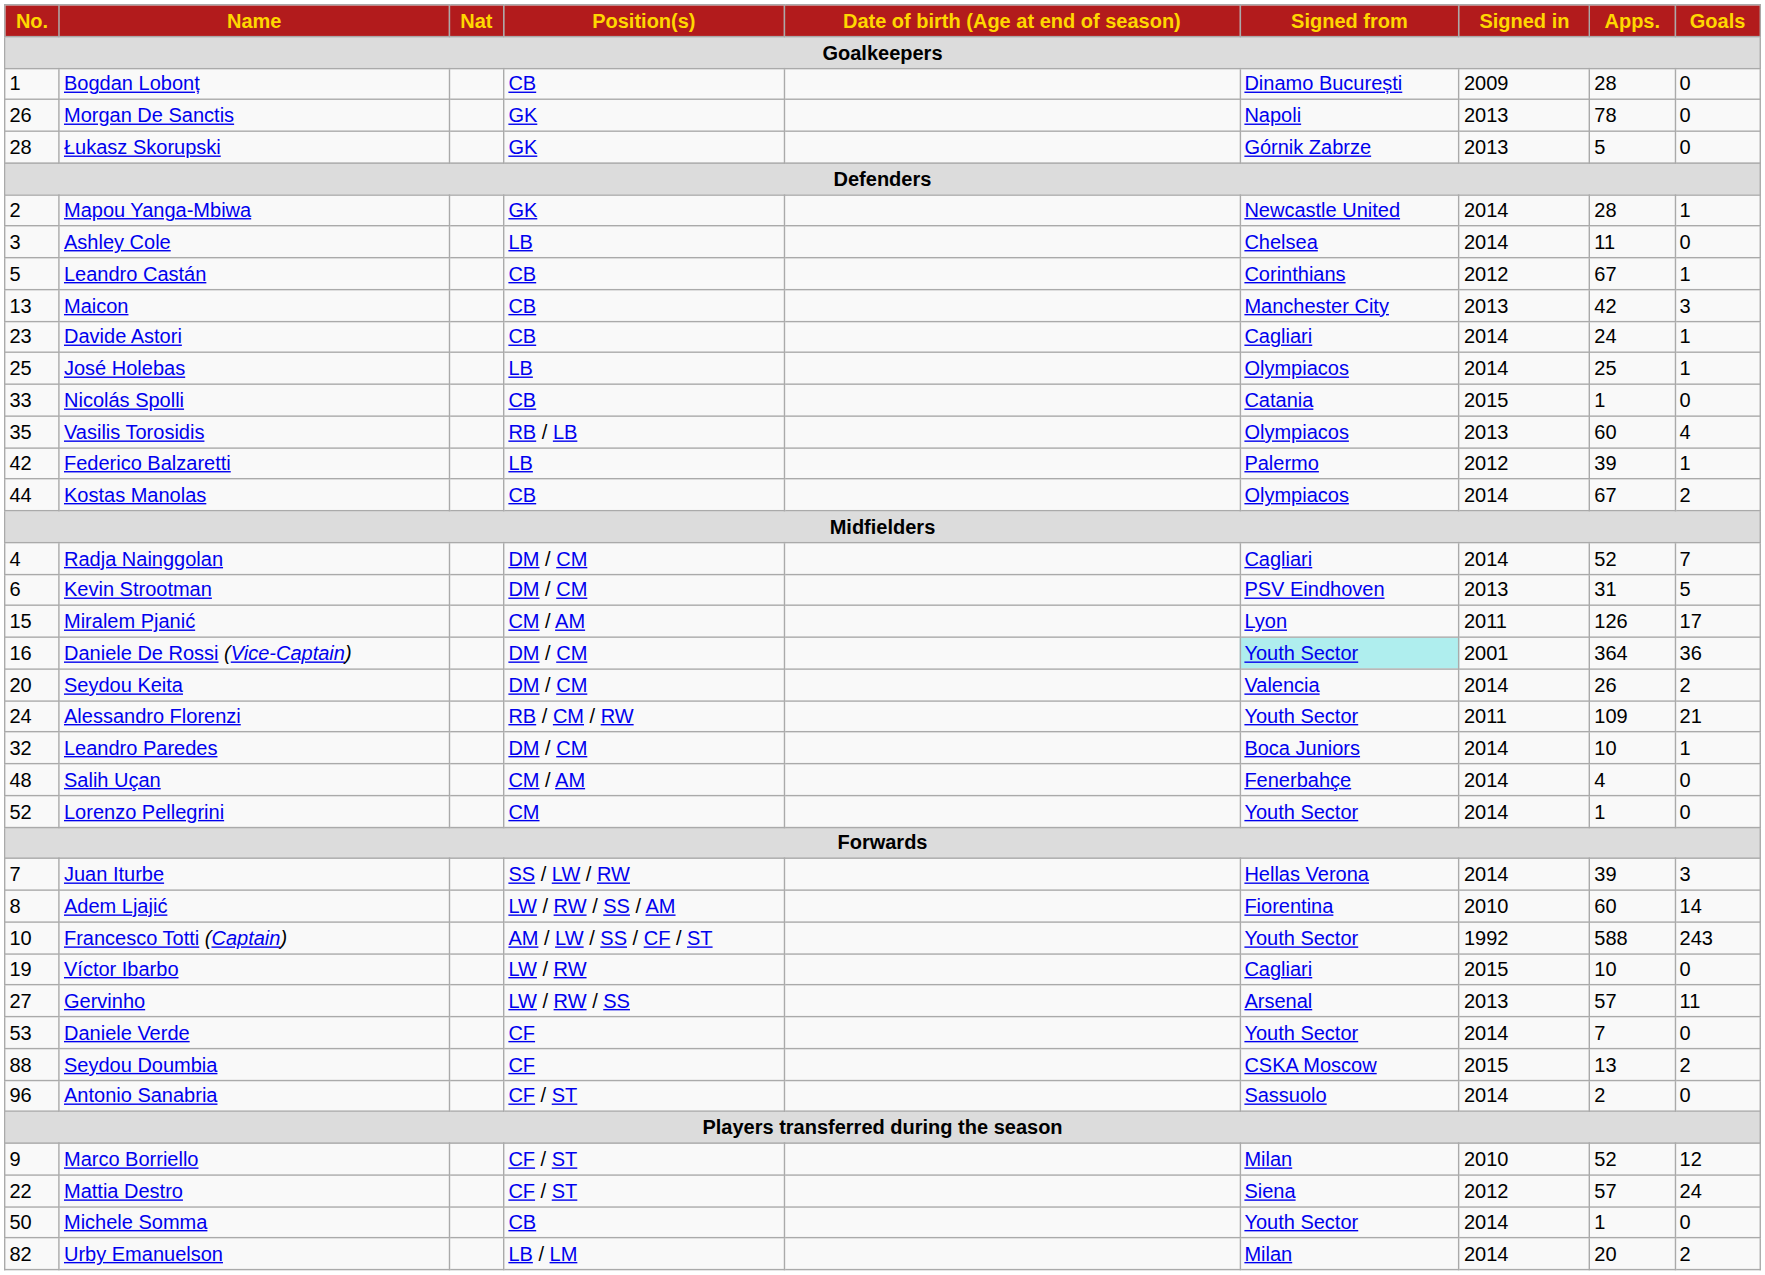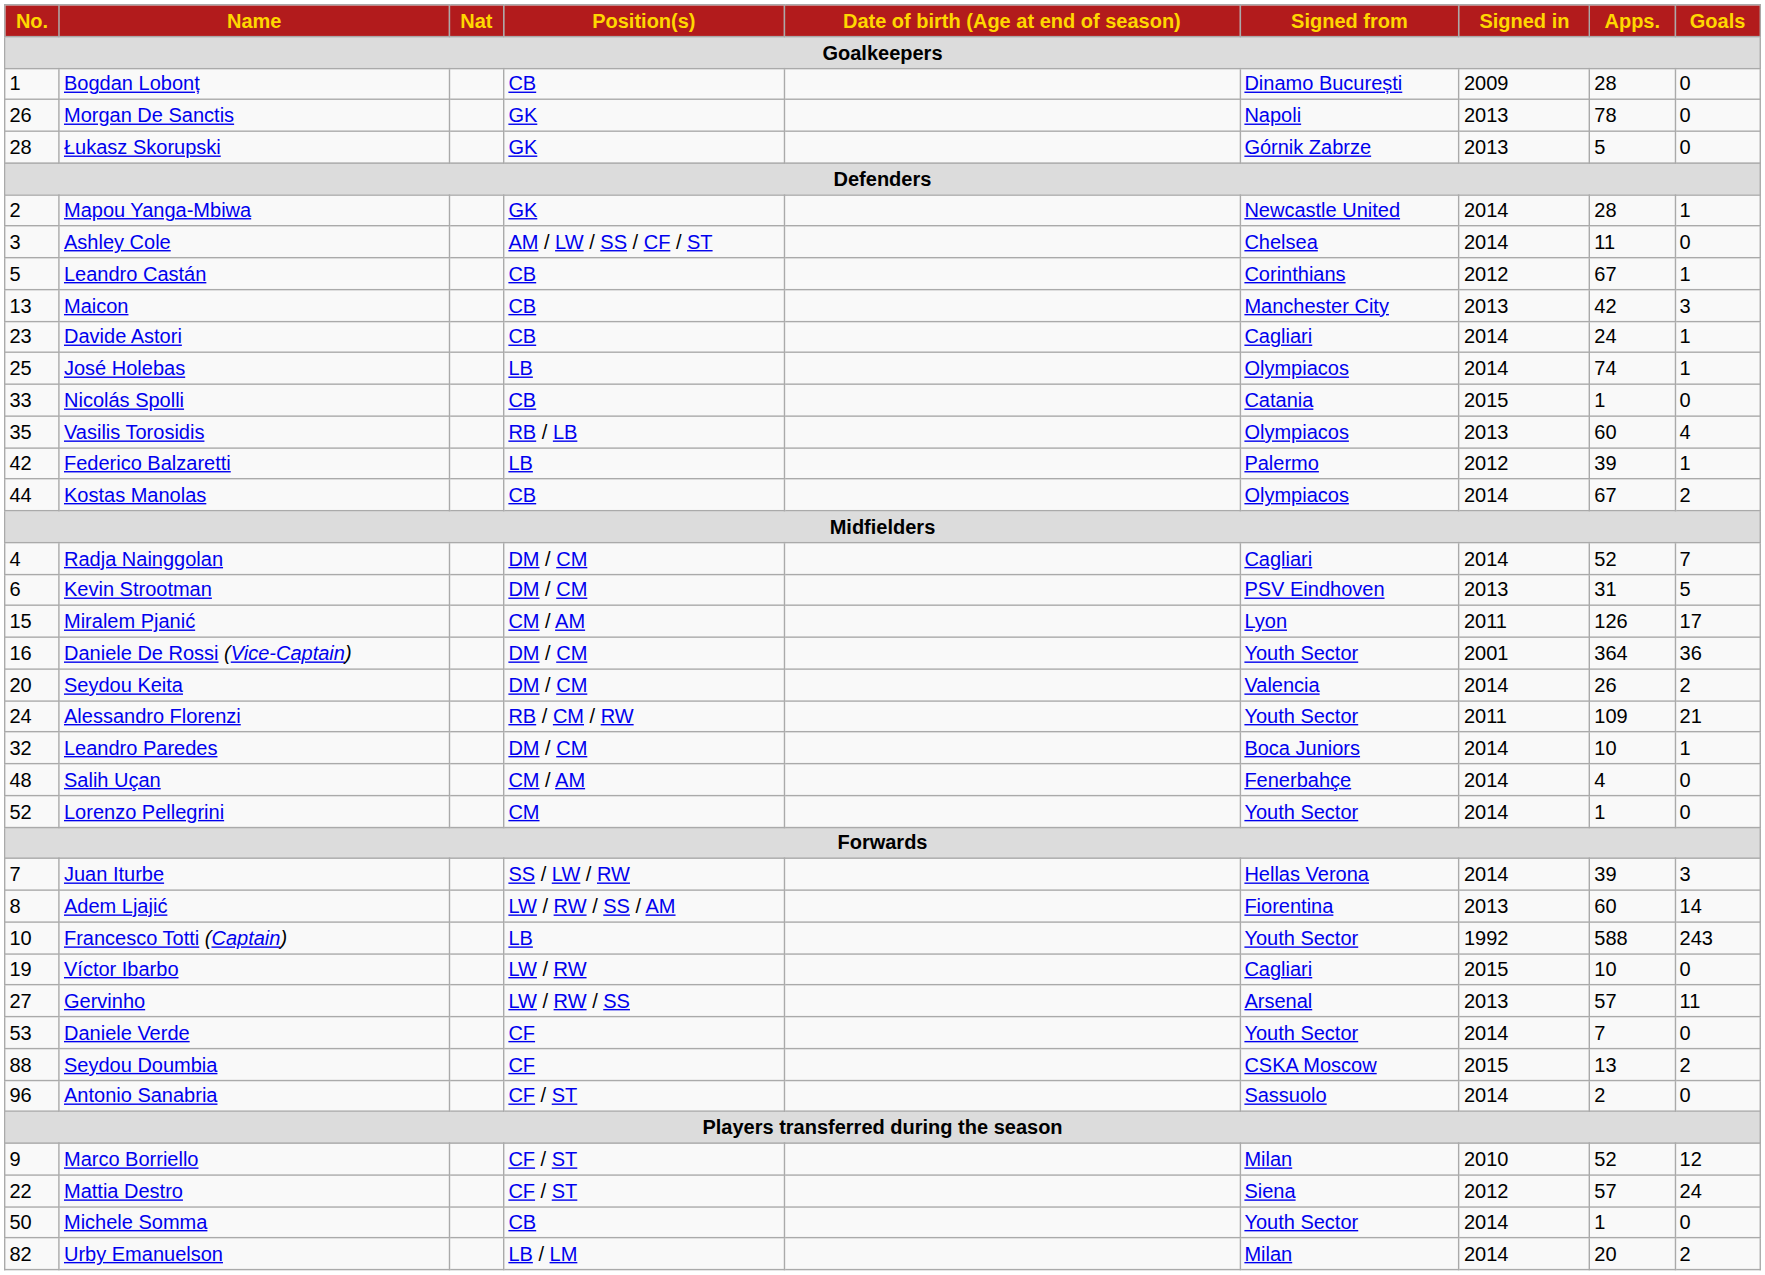(521, 242) LB -> (610, 242) AM / LW / SS / CF / ST
(1605, 369) 25 -> (1605, 369) 74
(1301, 653) paleturquoise background -> (1301, 653) no background
(1486, 906) 2010 -> (1486, 906) 2013
(610, 938) AM / LW / SS / CF / ST -> (521, 938) LB
